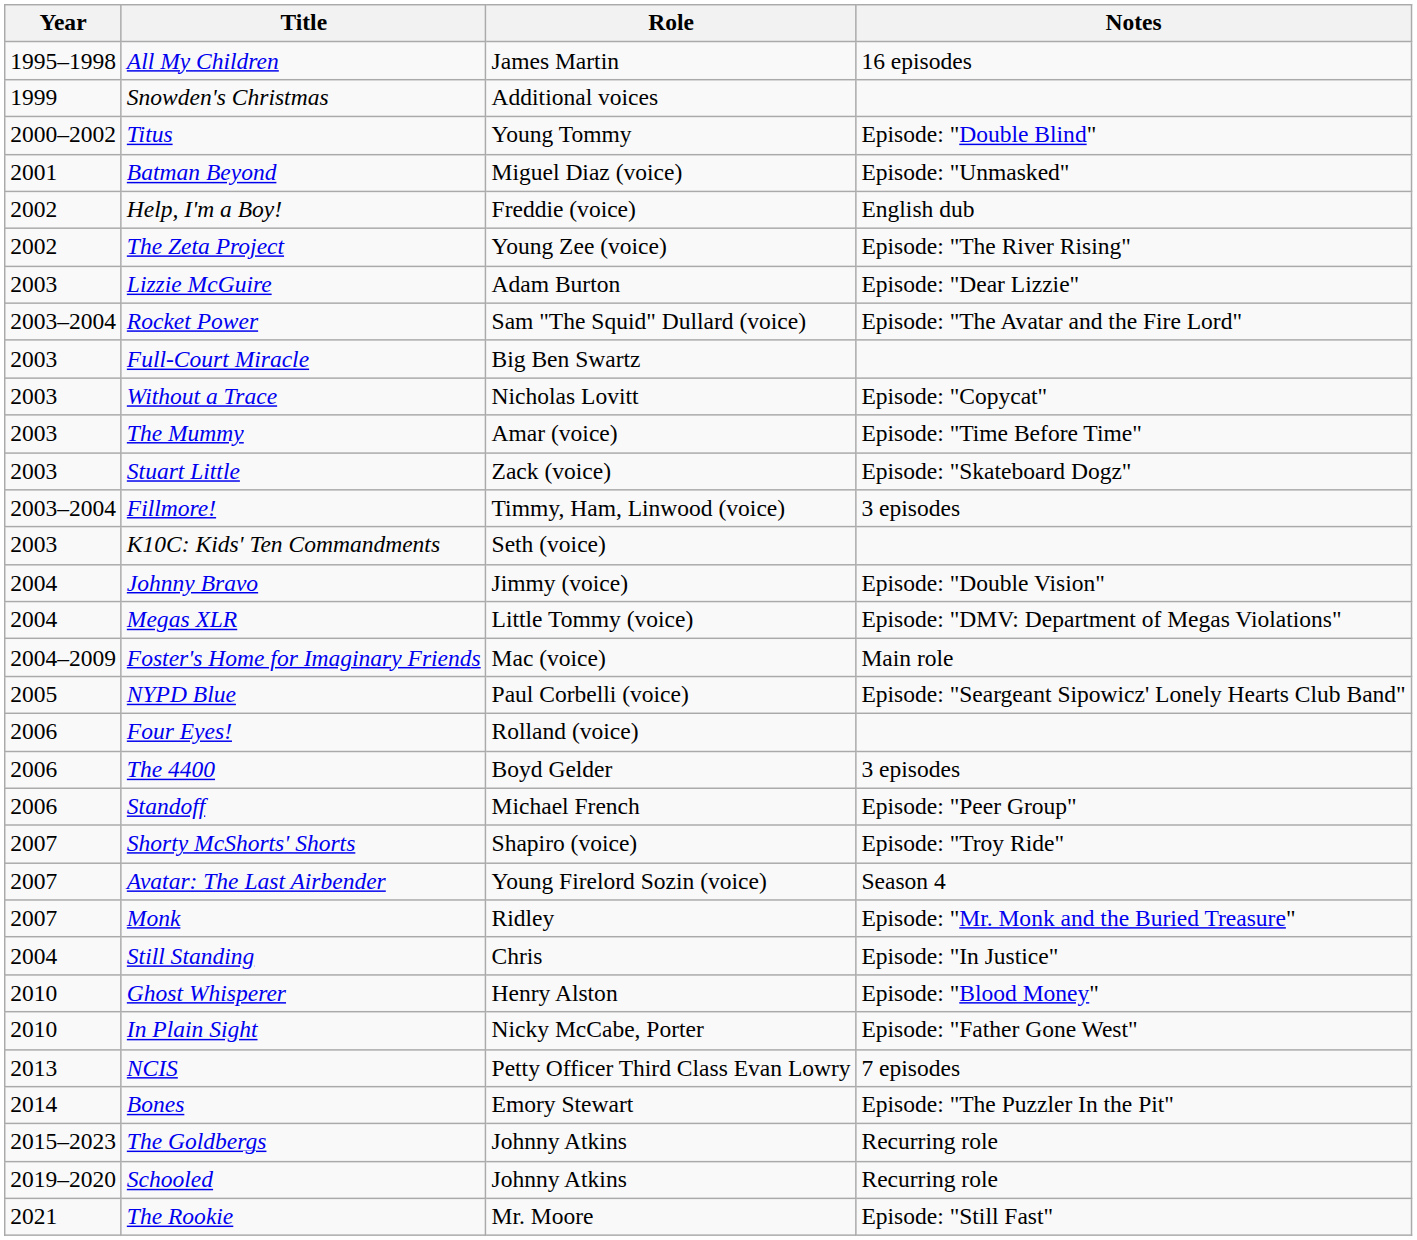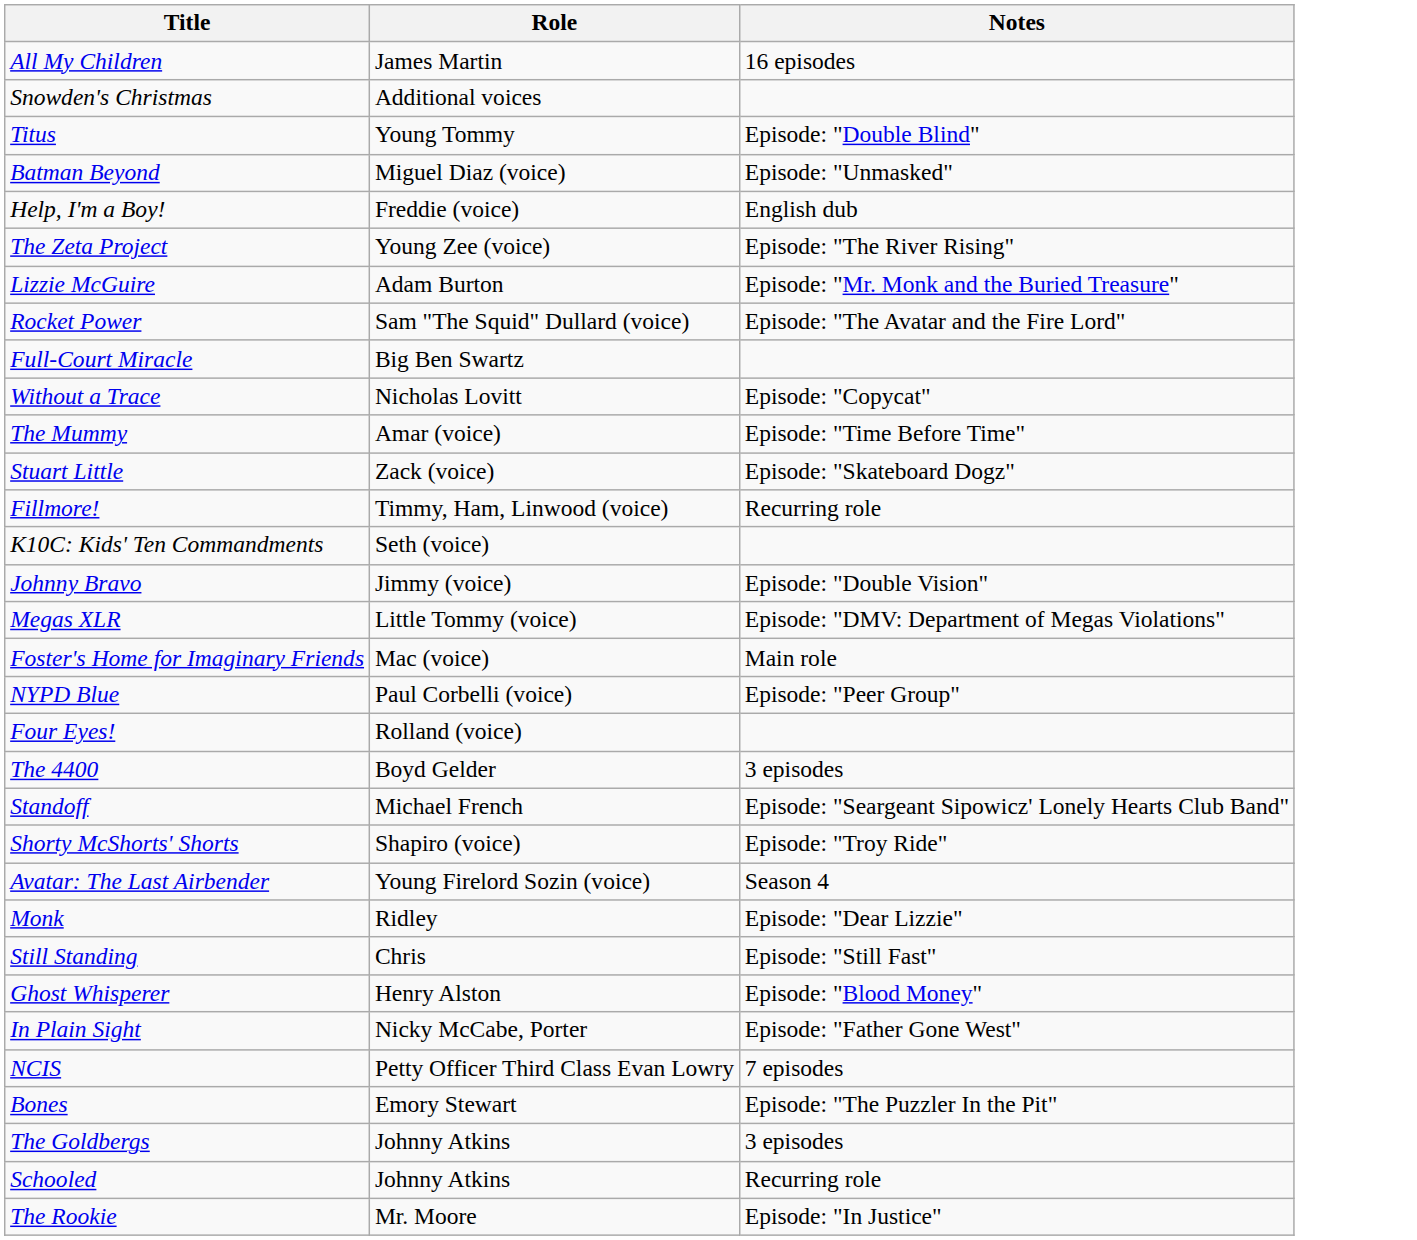- column: (63, 23)
(970, 284) Episode: "Dear Lizzie" -> (962, 284) Episode: "Mr. Monk and the Buried Treasure"
(911, 508) 3 episodes -> (813, 508) Recurring role
(1134, 694) Episode: "Seargeant Sipowicz' Lonely Hearts Club Band" -> (852, 694) Episode: "Peer Group"
(969, 806) Episode: "Peer Group" -> (1017, 806) Episode: "Seargeant Sipowicz' Lonely Hearts Club Band"
(1078, 918) Episode: "Mr. Monk and the Buried Treasure" -> (854, 918) Episode: "Dear Lizzie"
(960, 955) Episode: "In Justice" -> (841, 955) Episode: "Still Fast"
(930, 1142) Recurring role -> (794, 1142) 3 episodes
(957, 1216) Episode: "Still Fast" -> (843, 1216) Episode: "In Justice"
